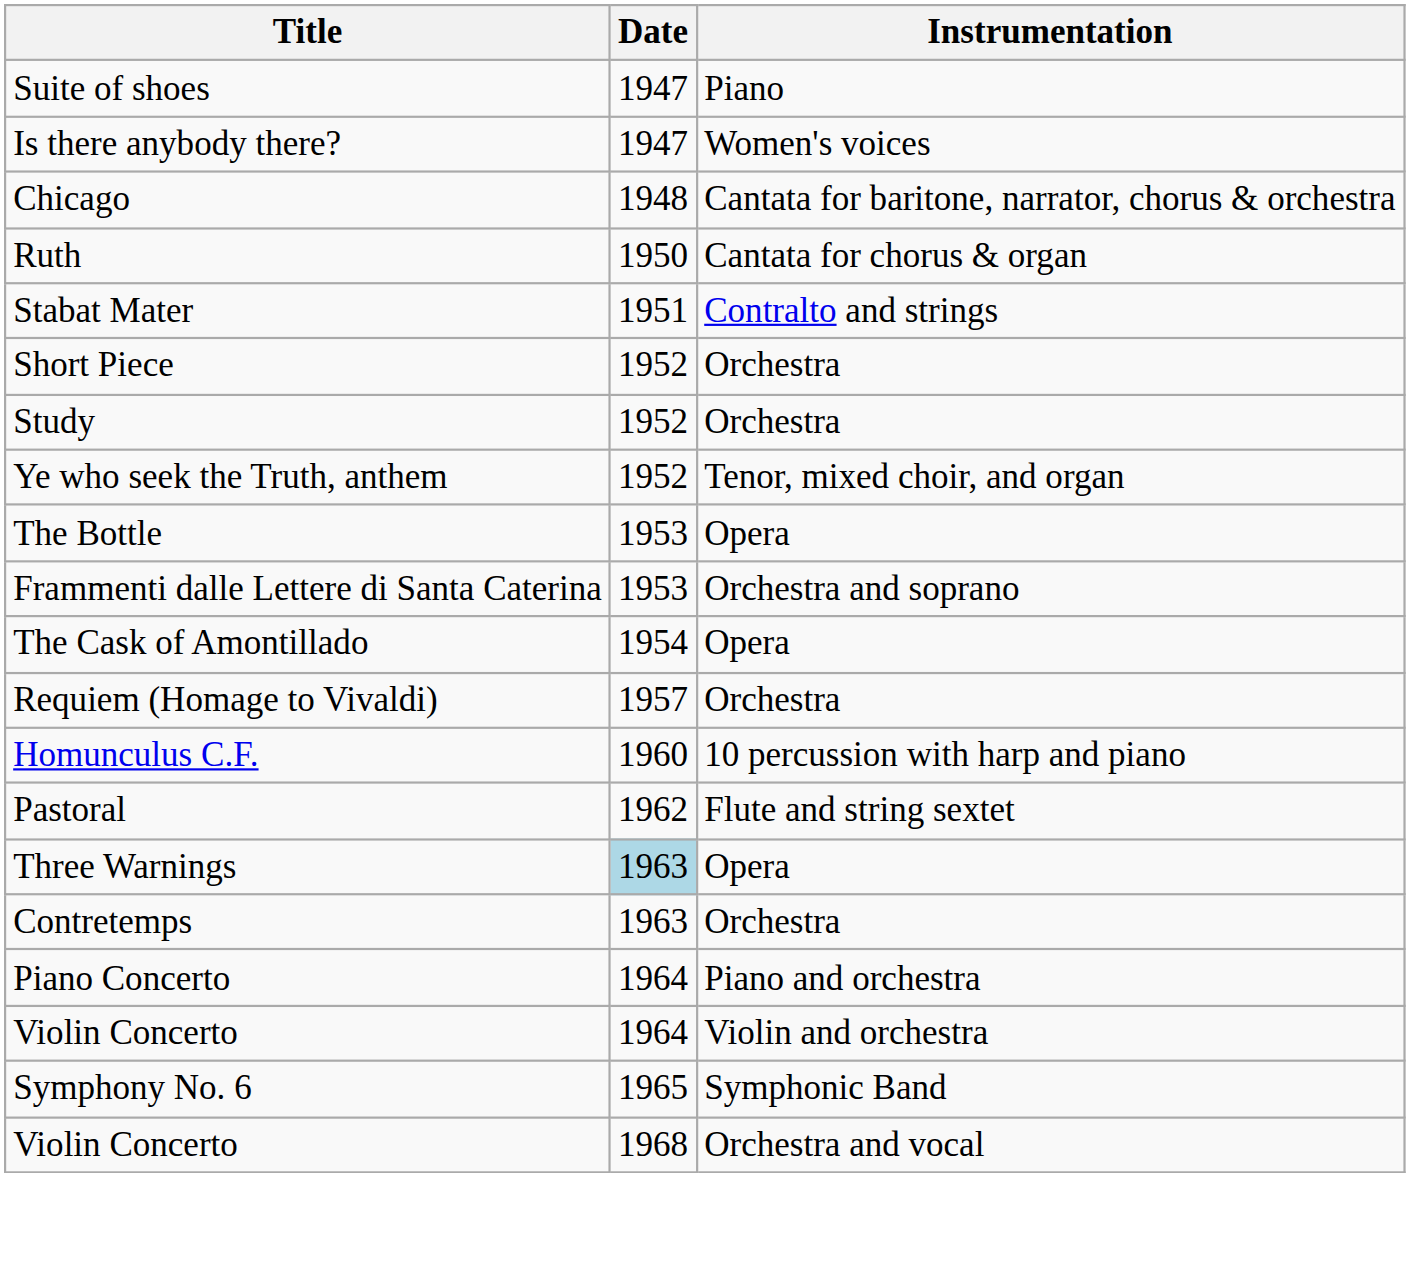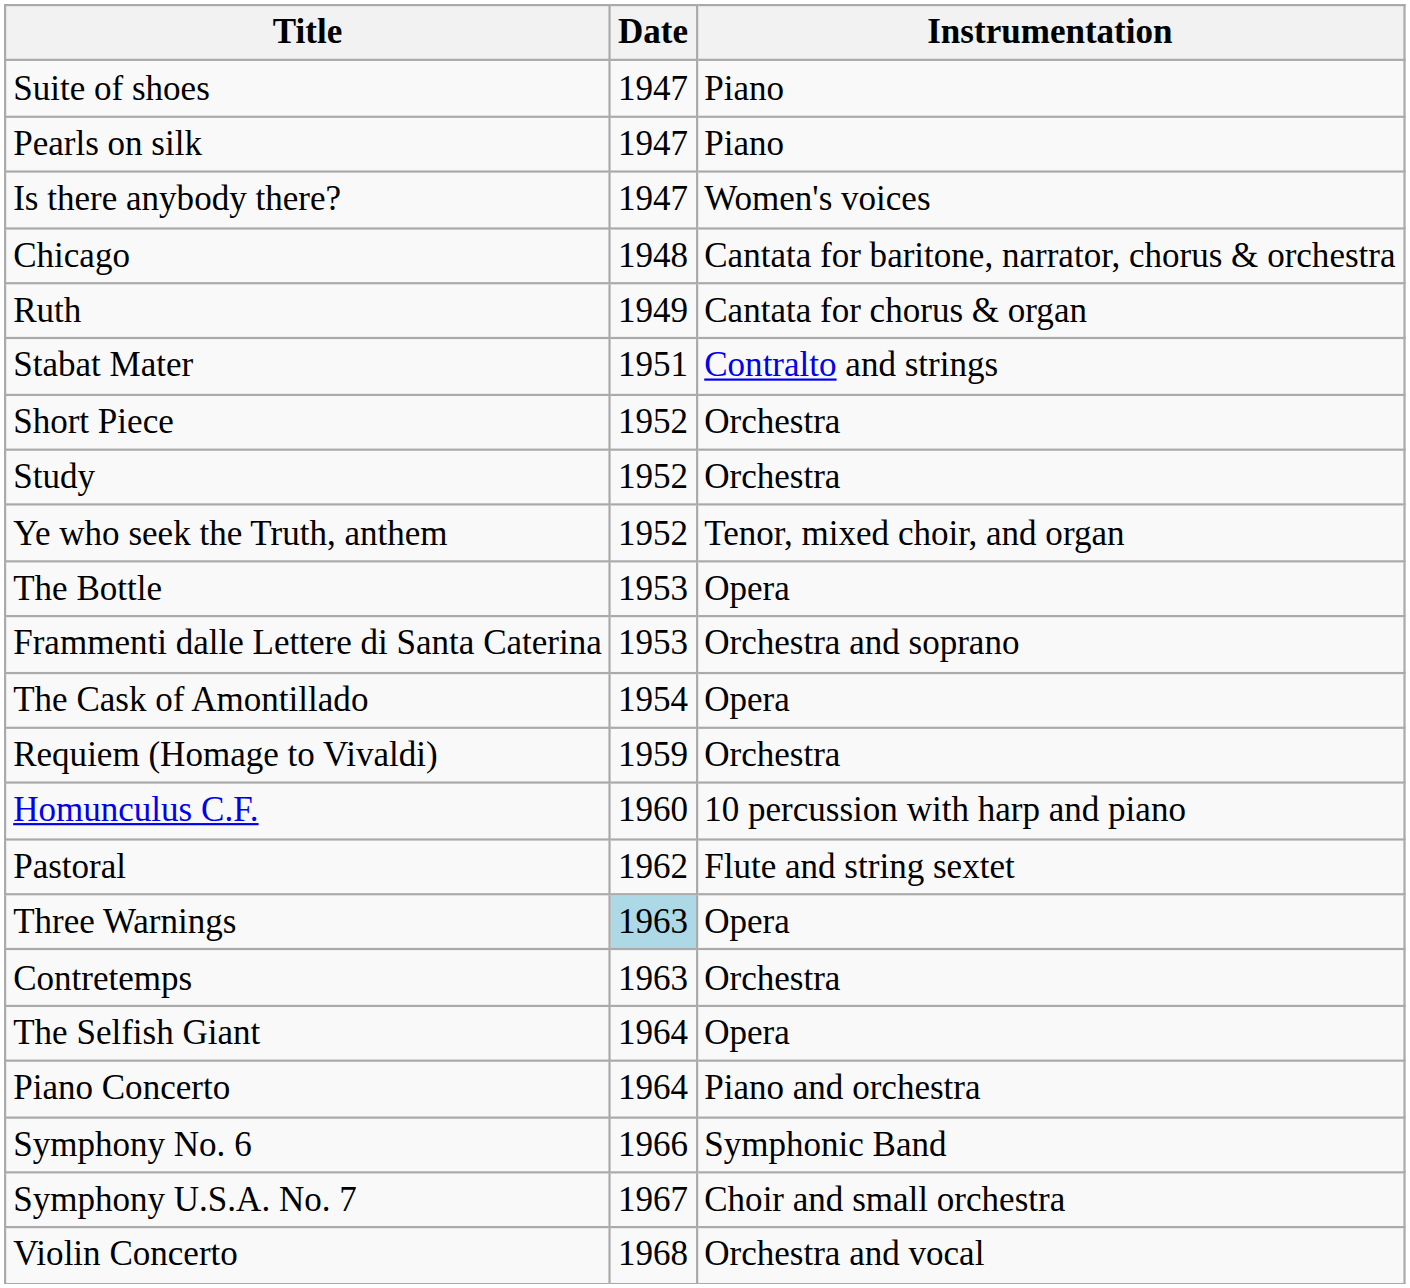+ row: (108, 143)
(653, 254) 1950 -> (653, 310) 1949
(653, 699) 1957 -> (653, 754) 1959
+ row: (137, 1032)
- row: (125, 1032)
(653, 1088) 1965 -> (653, 1143) 1966
+ row: (185, 1199)
